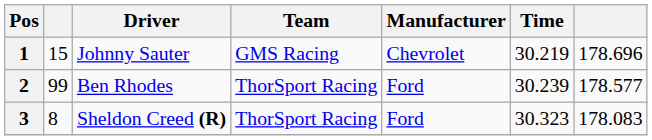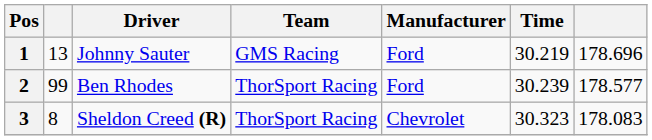(58, 53) 15 -> (58, 53) 13
(425, 53) Chevrolet -> (405, 53) Ford
(405, 118) Ford -> (425, 118) Chevrolet
